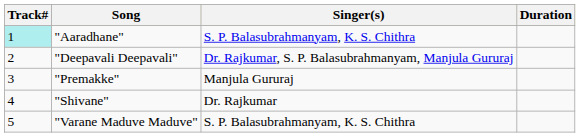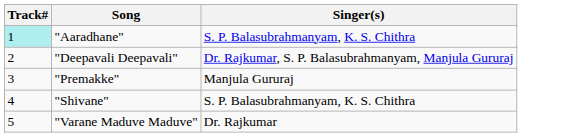- column: (546, 15)
(240, 100) Dr. Rajkumar -> (309, 100) S. P. Balasubrahmanyam, K. S. Chithra
(309, 121) S. P. Balasubrahmanyam, K. S. Chithra -> (240, 121) Dr. Rajkumar
